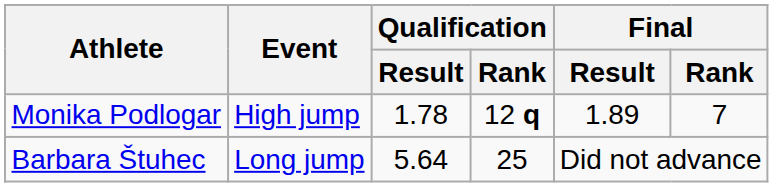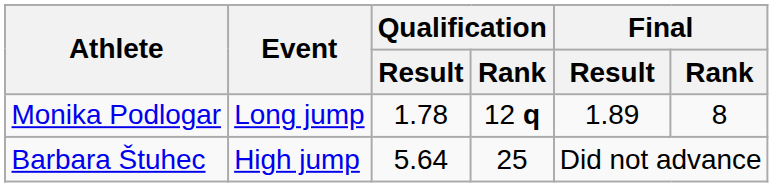(297, 116) High jump -> (299, 116) Long jump
(720, 116) 7 -> (720, 116) 8
(299, 160) Long jump -> (297, 160) High jump
